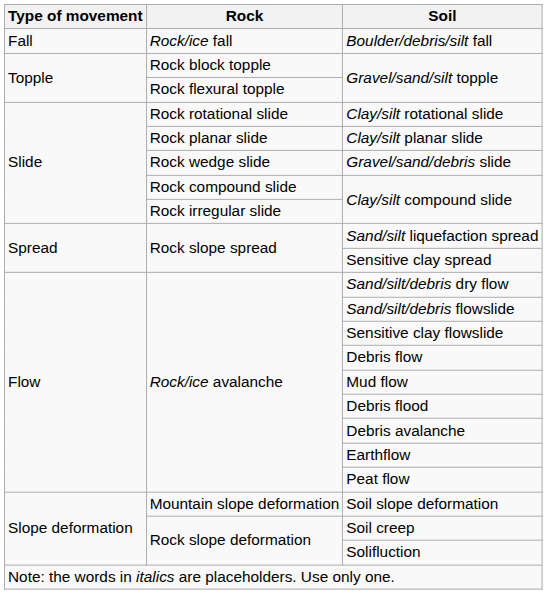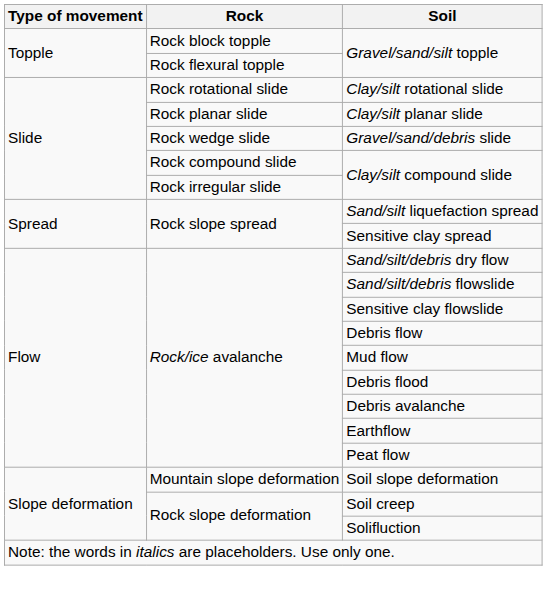- row: (191, 41)
